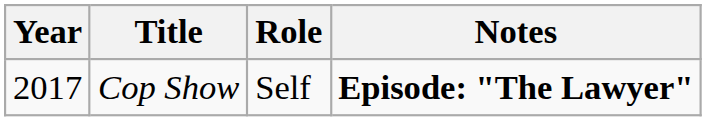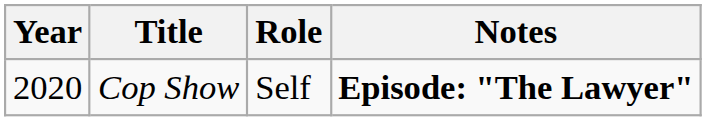(48, 86) 2017 -> (48, 86) 2020
